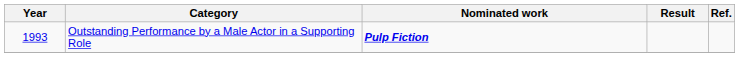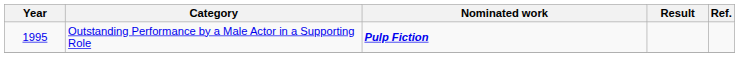(35, 37) 1993 -> (35, 37) 1995
